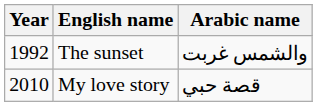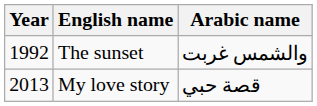(29, 85) 2010 -> (29, 85) 2013
